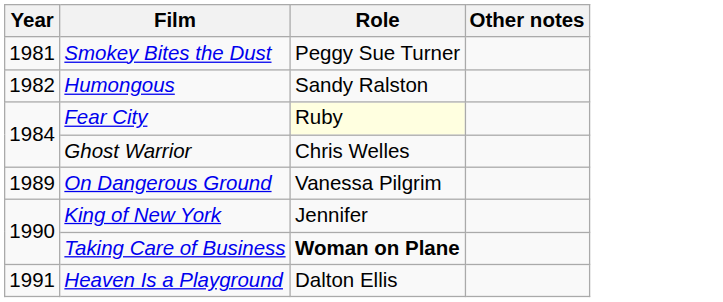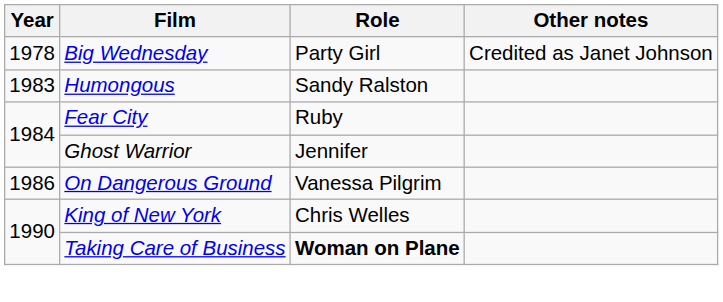+ row: (136, 53)
- row: (168, 53)
(32, 85) 1982 -> (32, 85) 1983
(319, 118) lightyellow background -> (319, 118) no background
(352, 150) Chris Welles -> (331, 150) Jennifer
(32, 183) 1989 -> (32, 183) 1986
(331, 215) Jennifer -> (352, 215) Chris Welles
- row: (174, 280)
